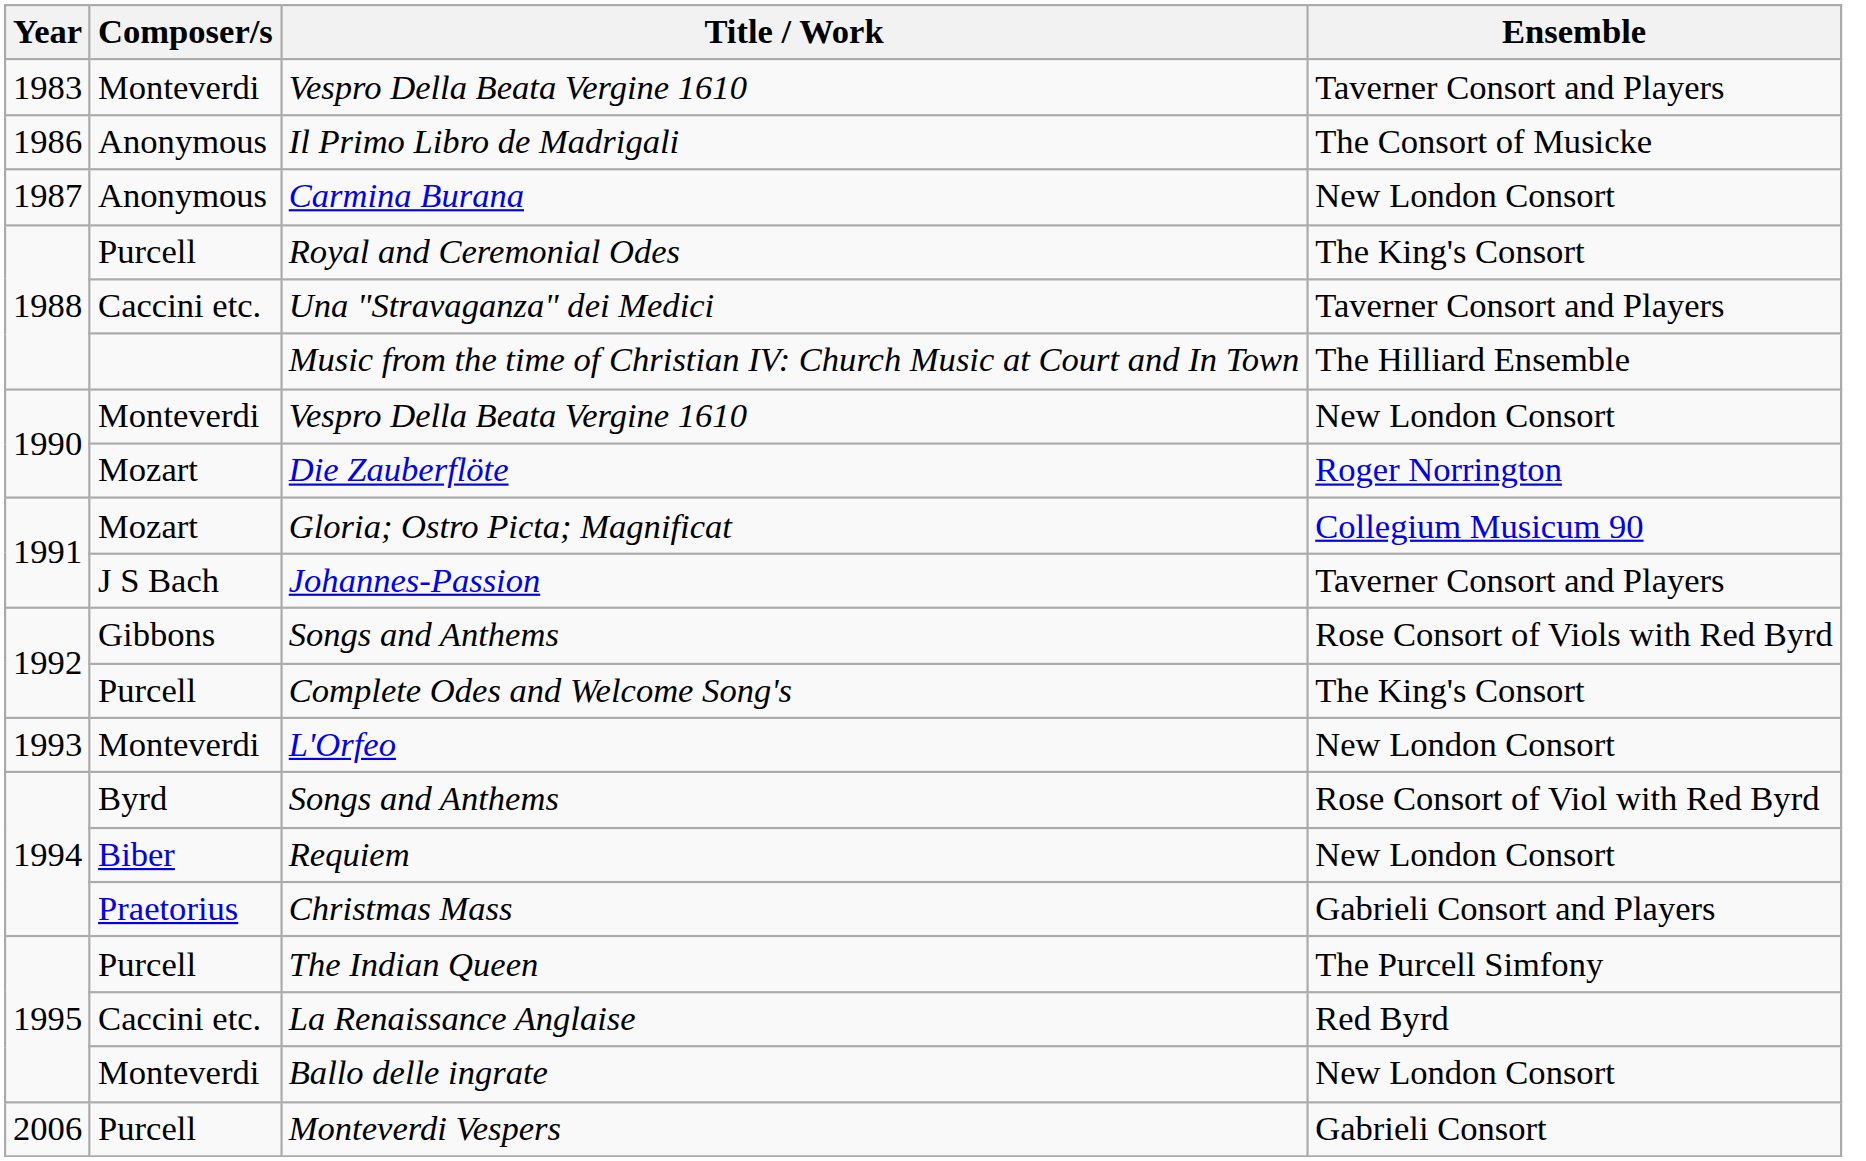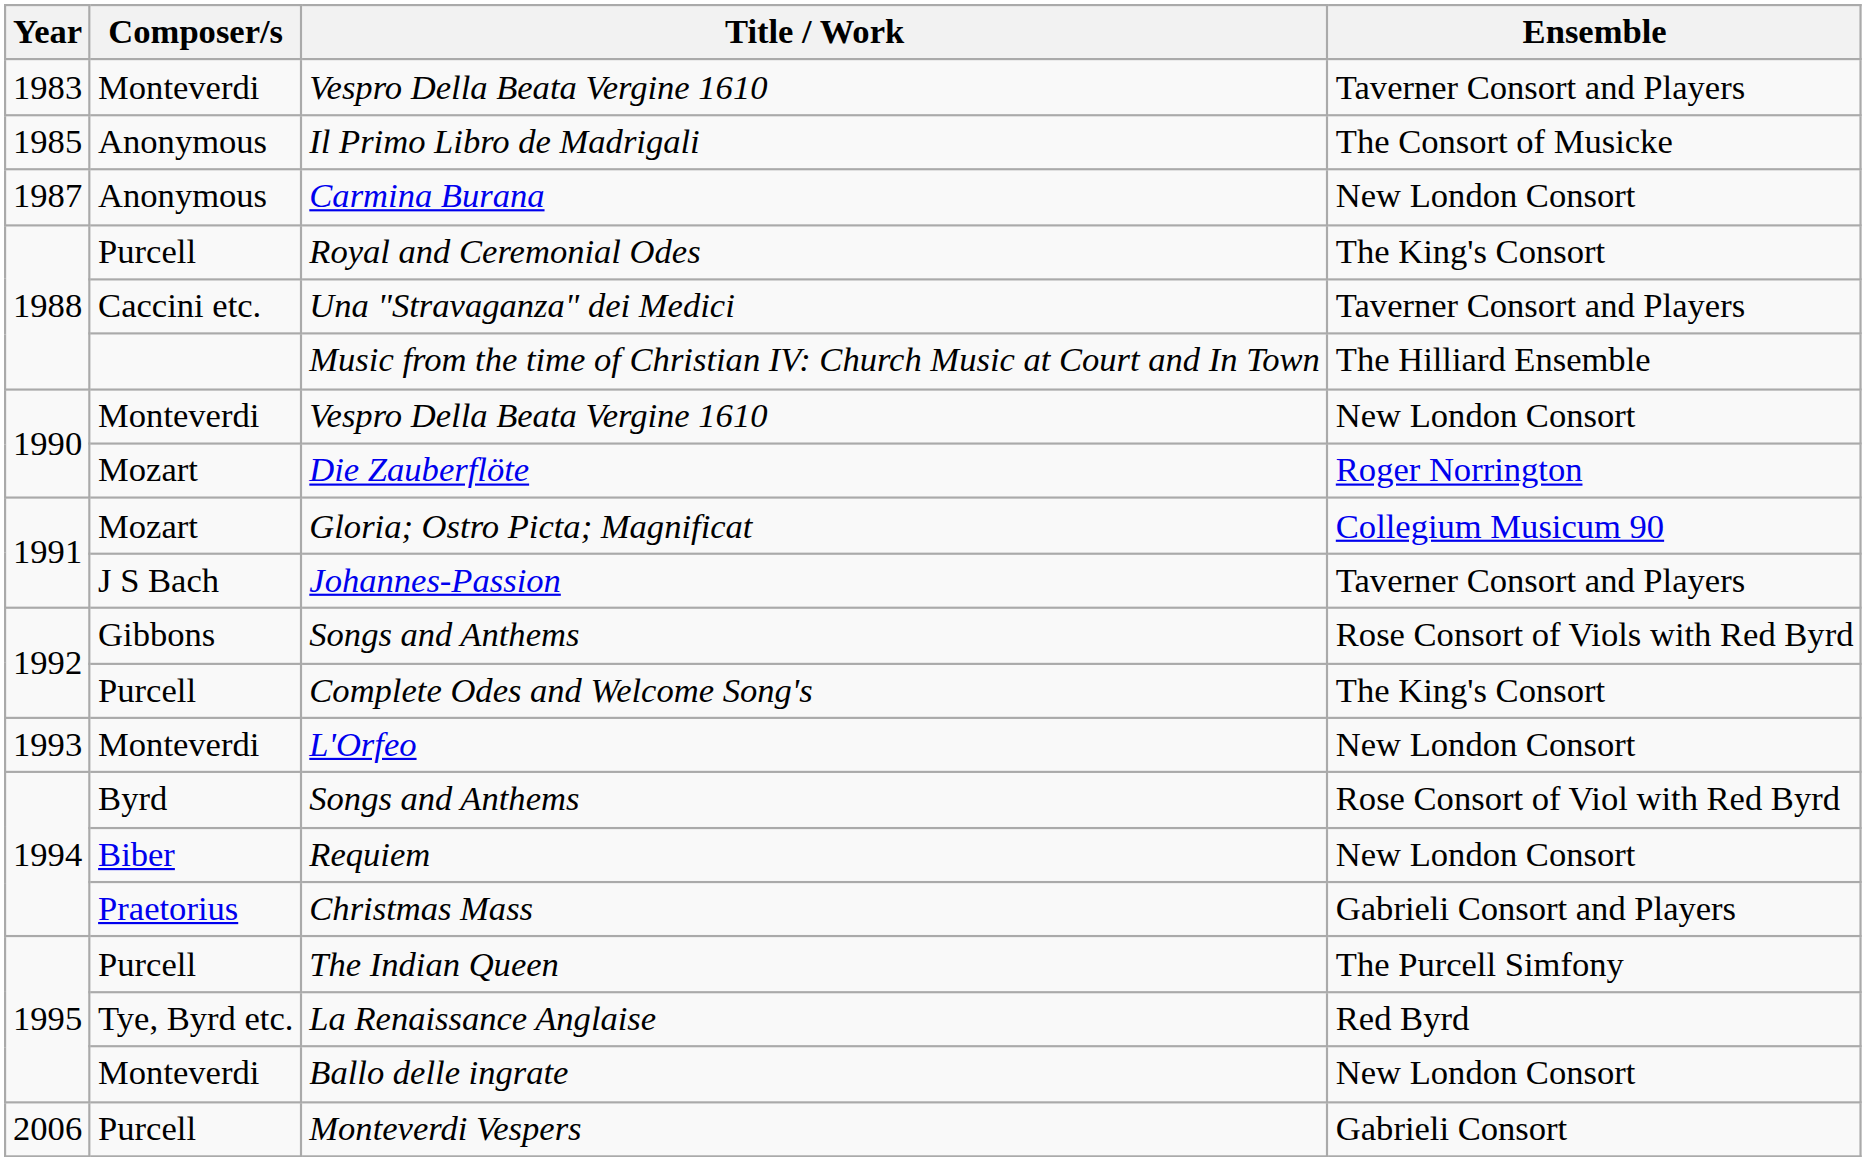(48, 141) 1986 -> (48, 141) 1985
(180, 1018) Caccini etc. -> (196, 1018) Tye, Byrd etc.
